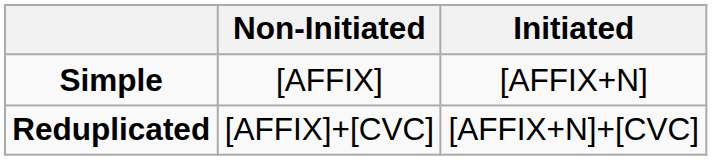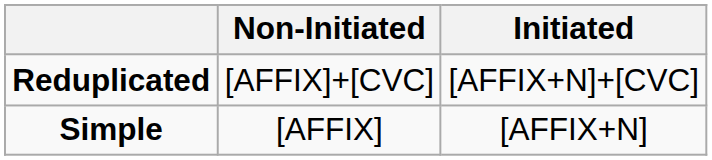rows swapped: (111, 79) <-> (111, 129)
